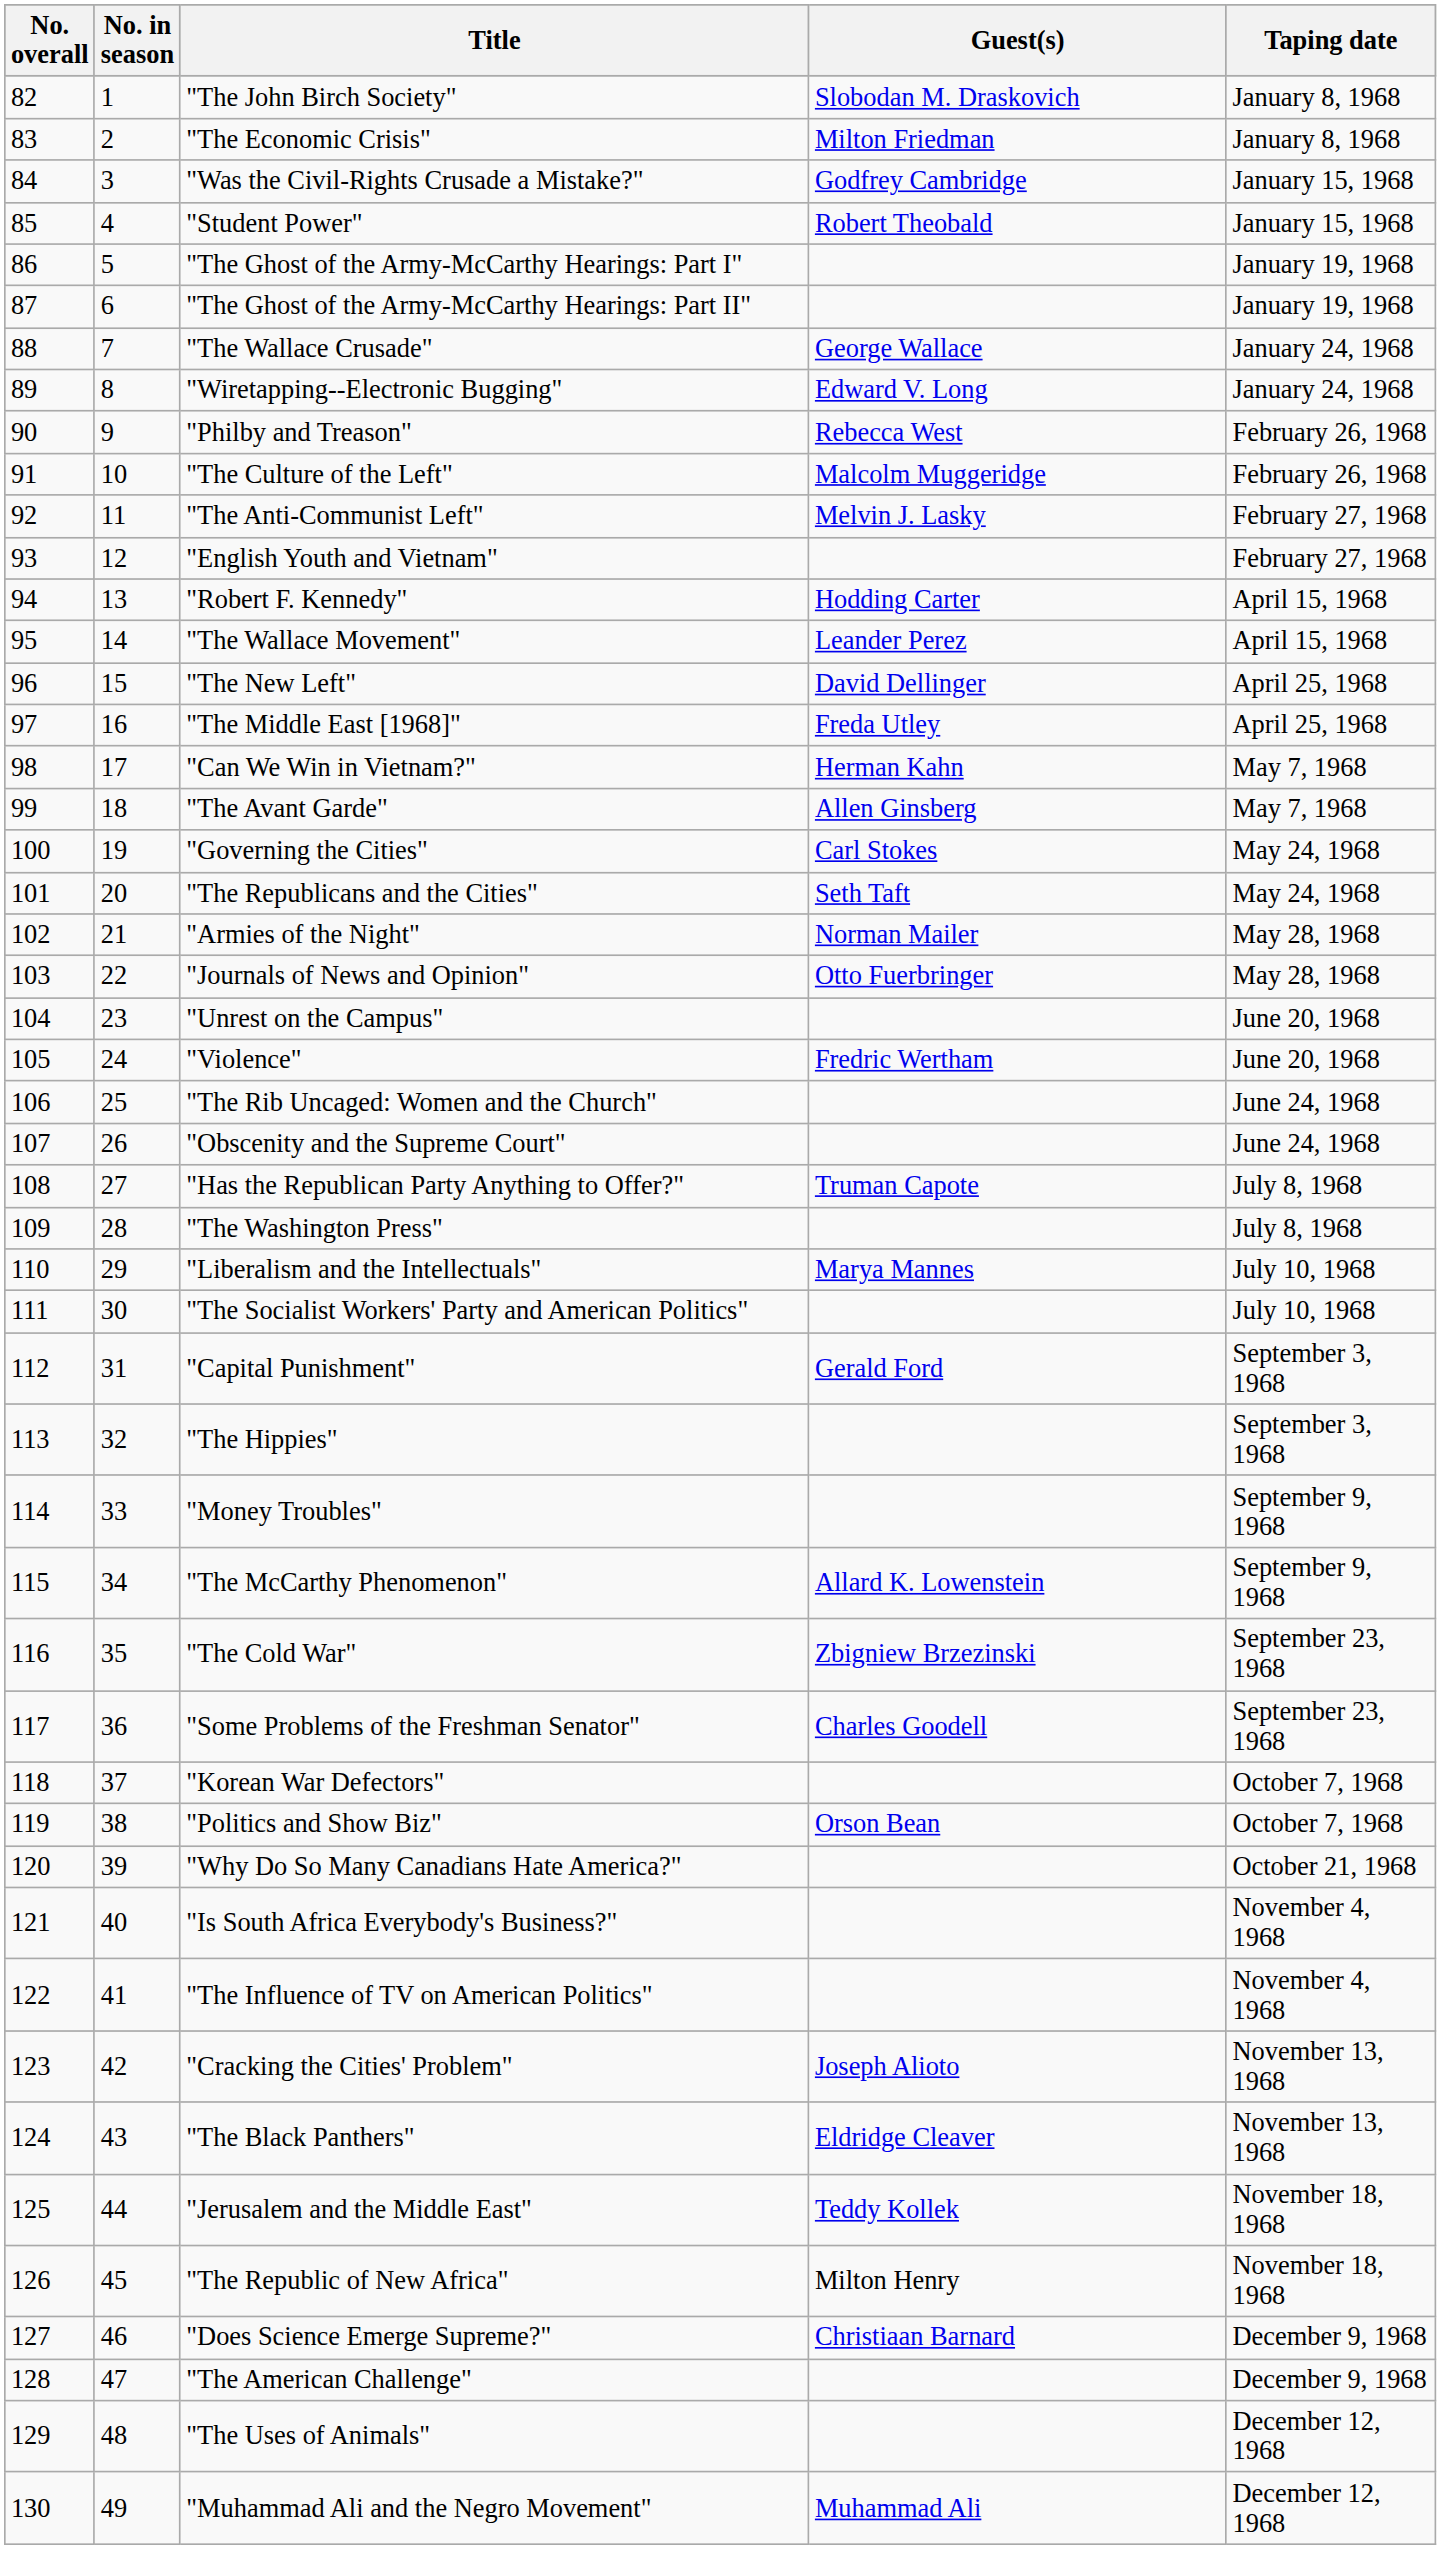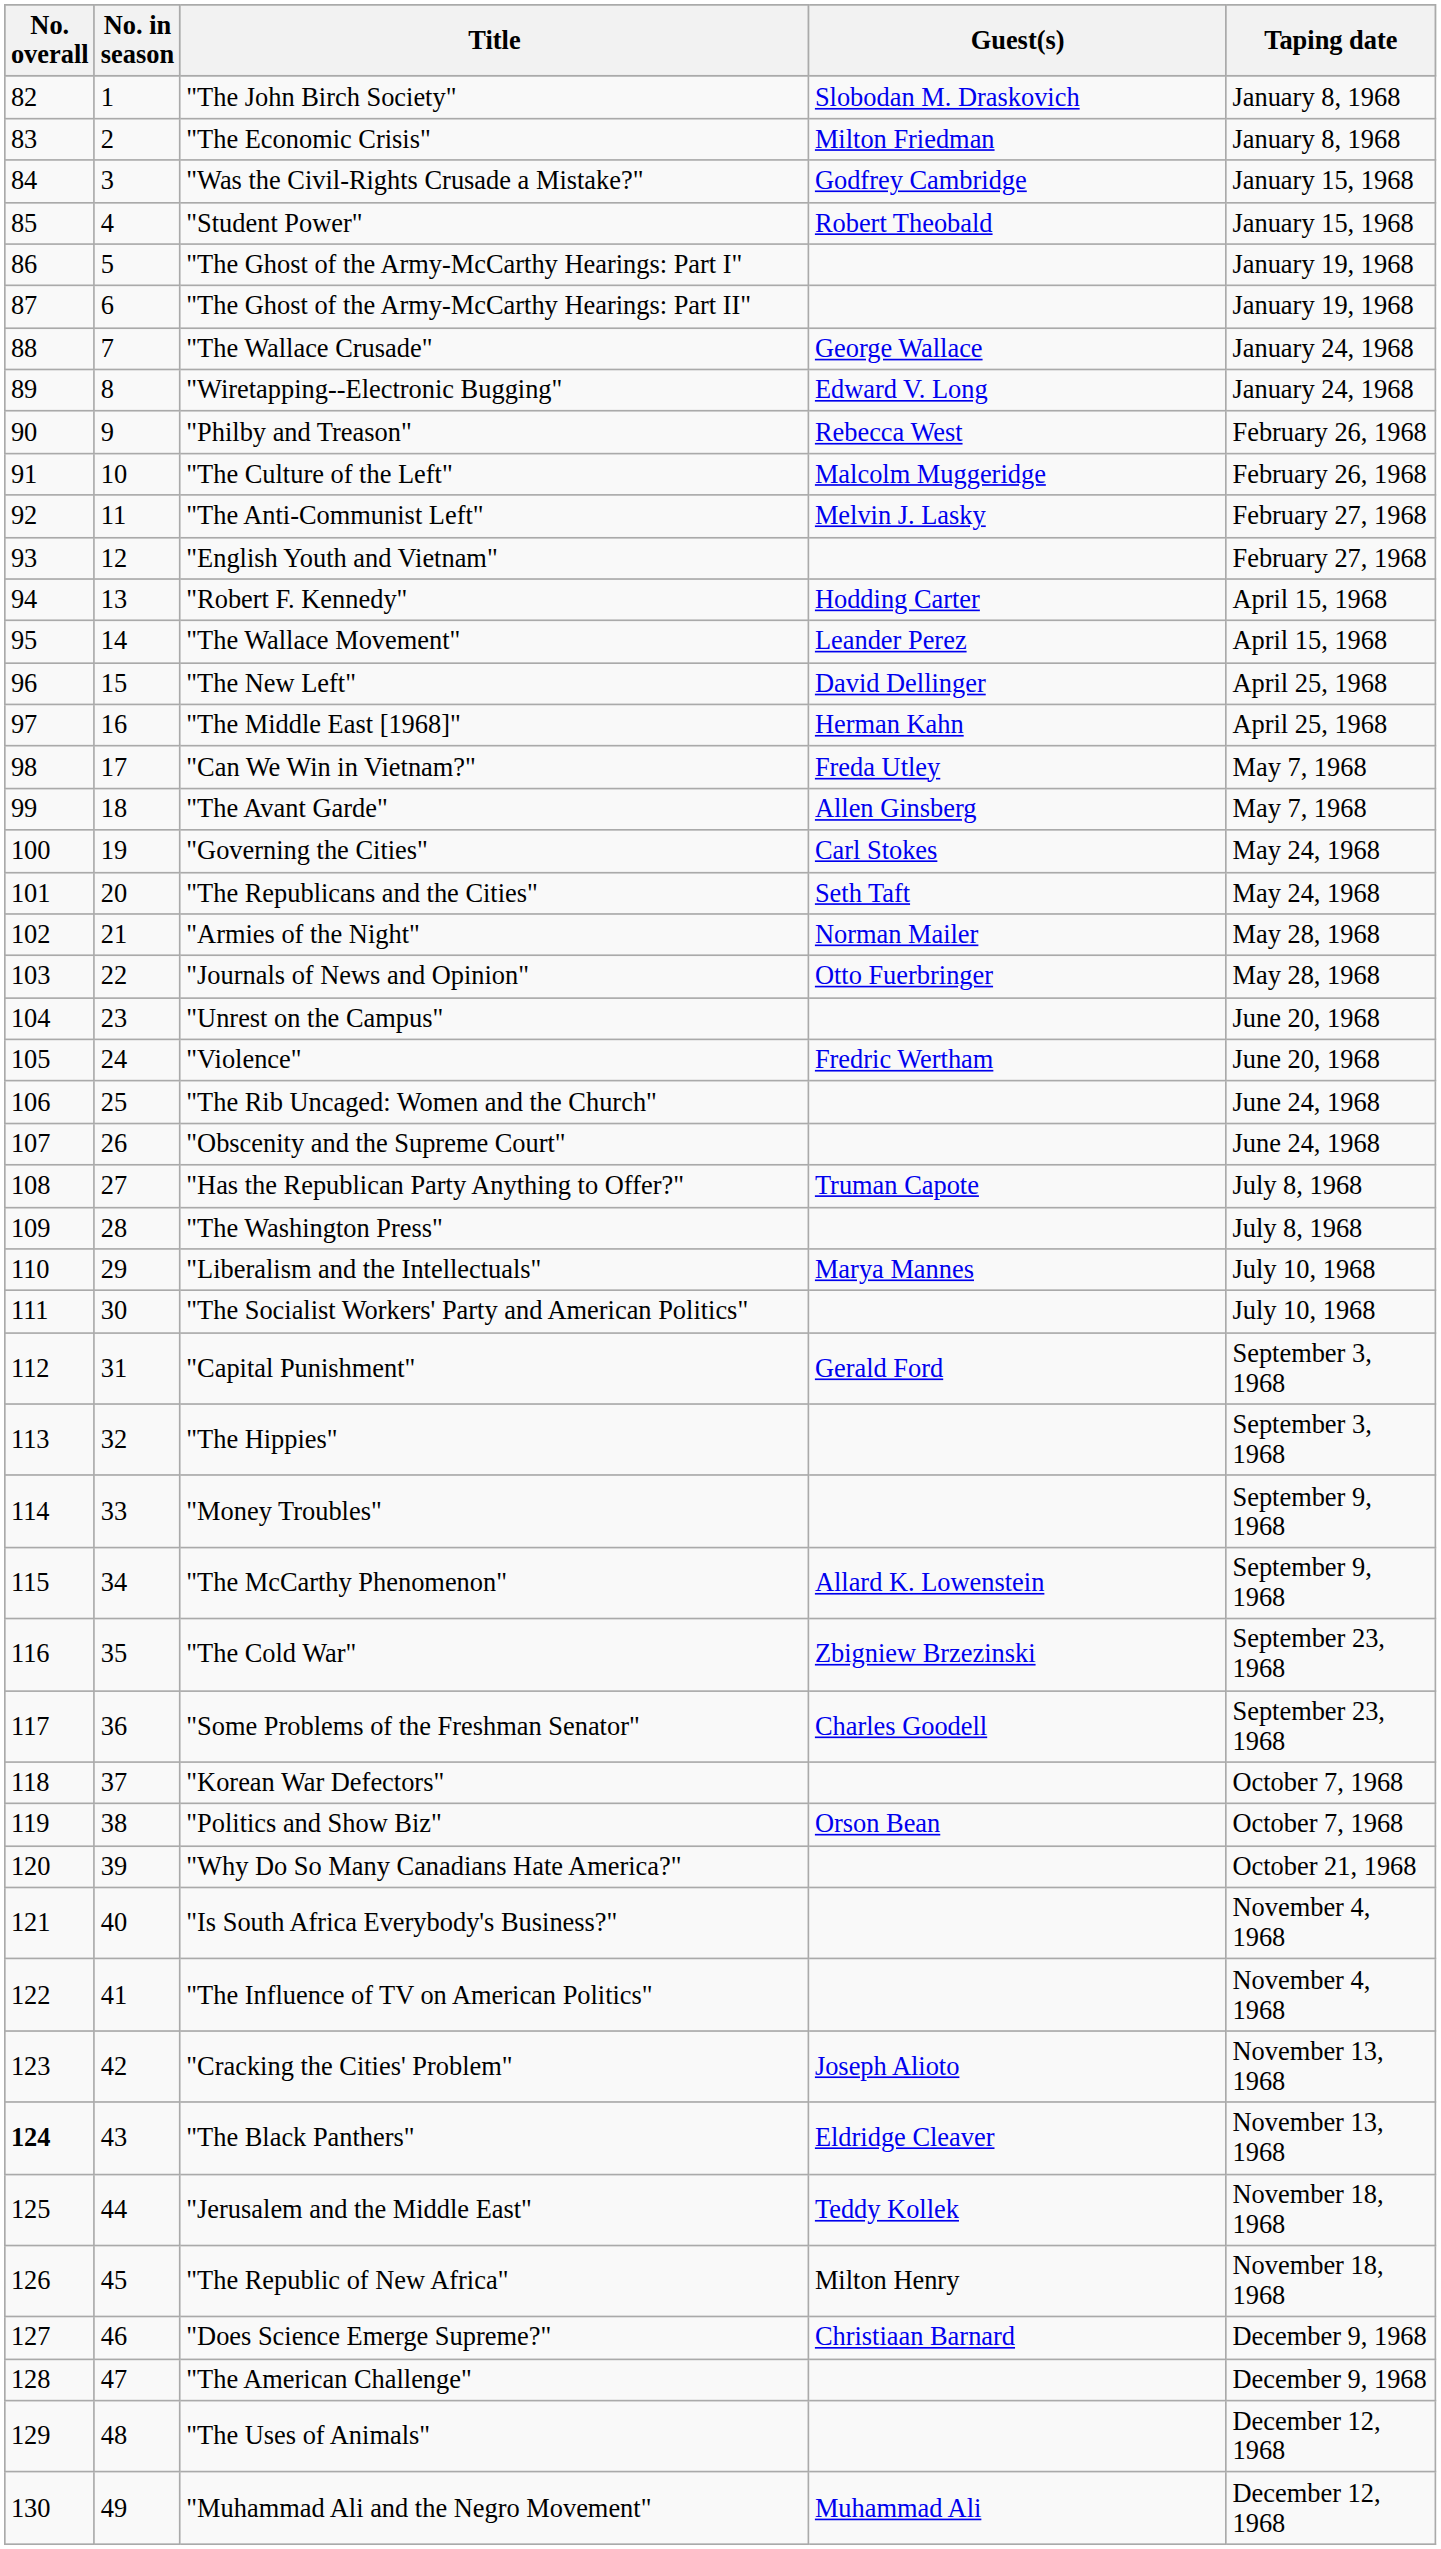(878, 725) Freda Utley -> (889, 725) Herman Kahn
(889, 766) Herman Kahn -> (878, 766) Freda Utley
(31, 2137) normal -> (31, 2137) bold
